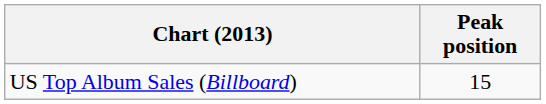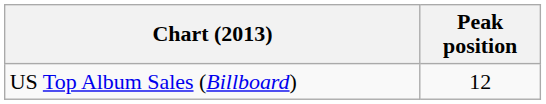(480, 81) 15 -> (480, 81) 12
